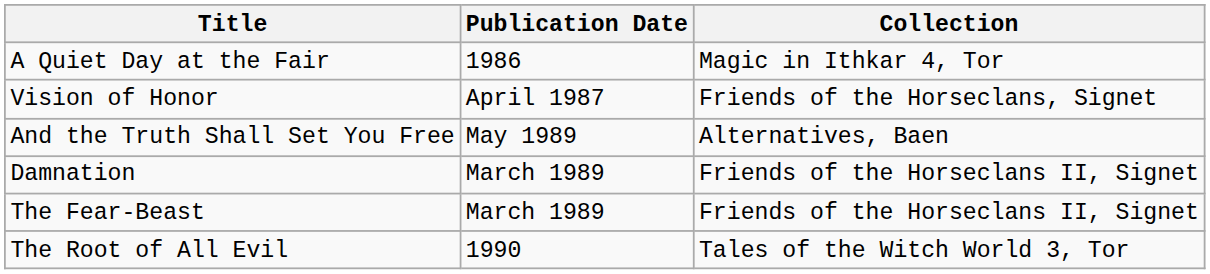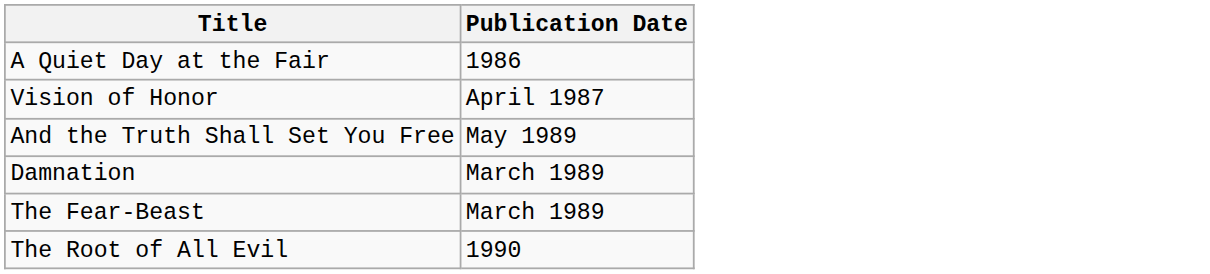- column: (949, 24)
